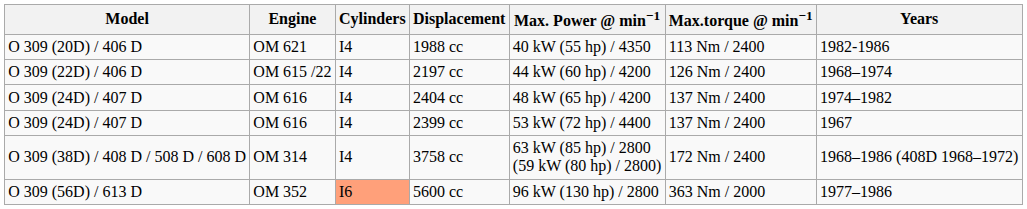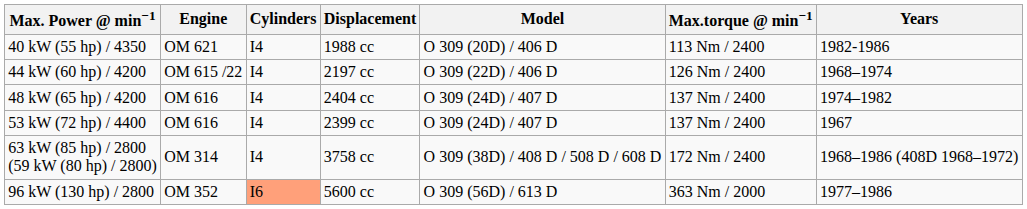columns swapped: (127, 19) <-> (587, 19)
